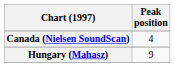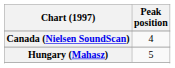(151, 54) 9 -> (151, 54) 5
